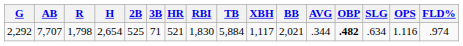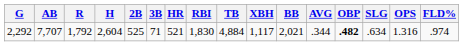(80, 32) 1,798 -> (80, 32) 1,792
(110, 32) 2,654 -> (110, 32) 2,604
(232, 32) 5,884 -> (232, 32) 4,884
(405, 32) 1.116 -> (405, 32) 1.316
